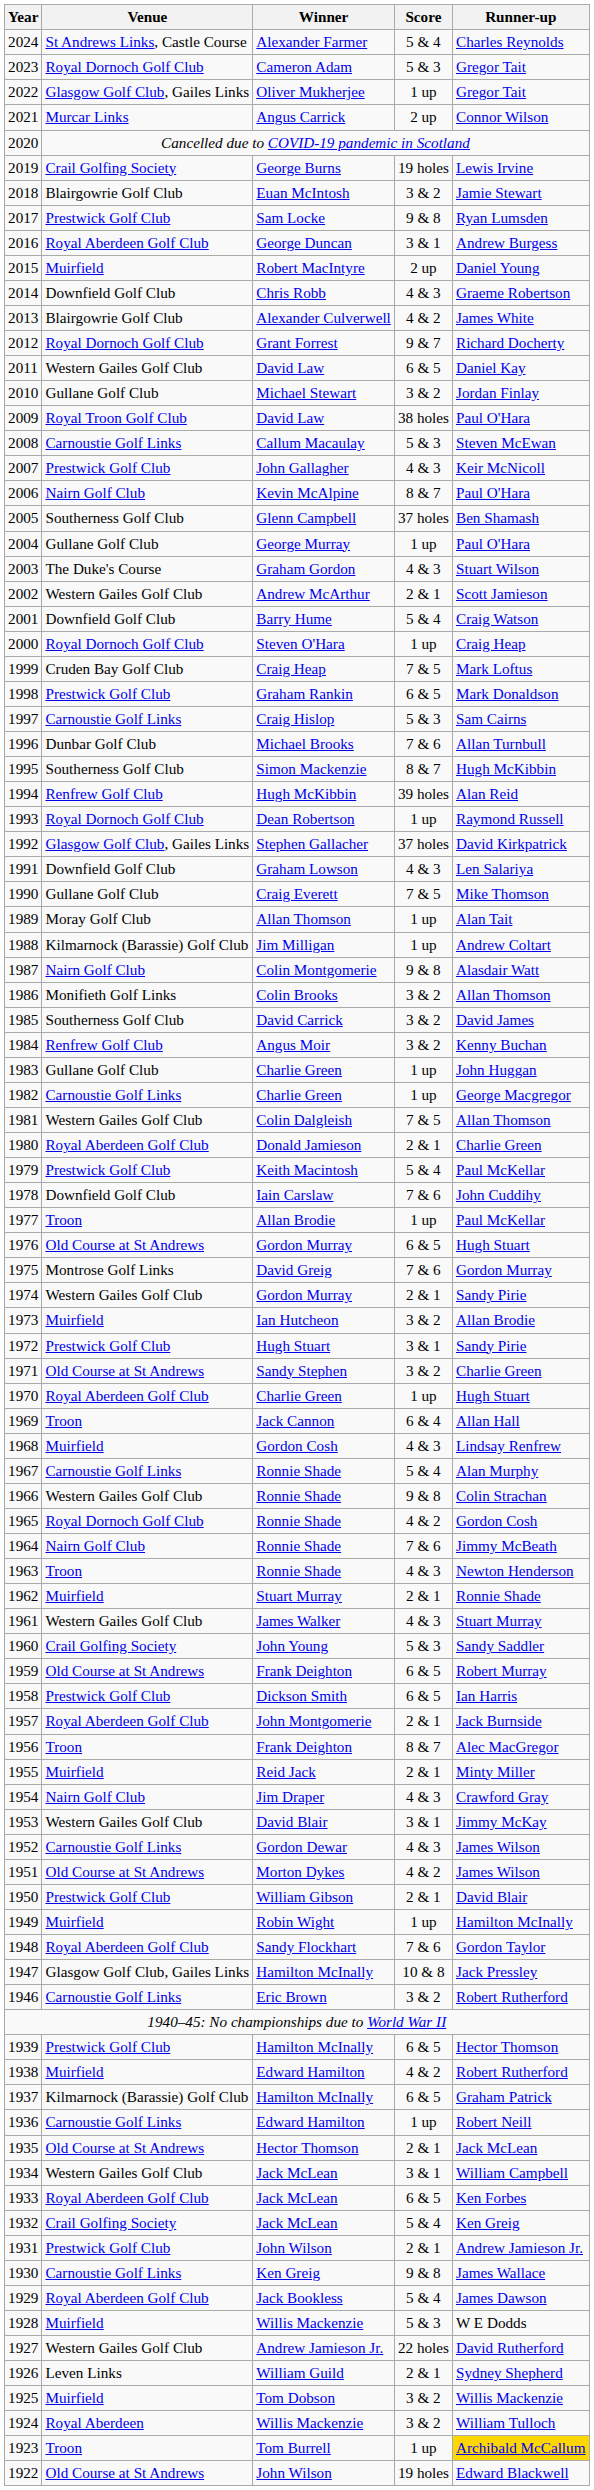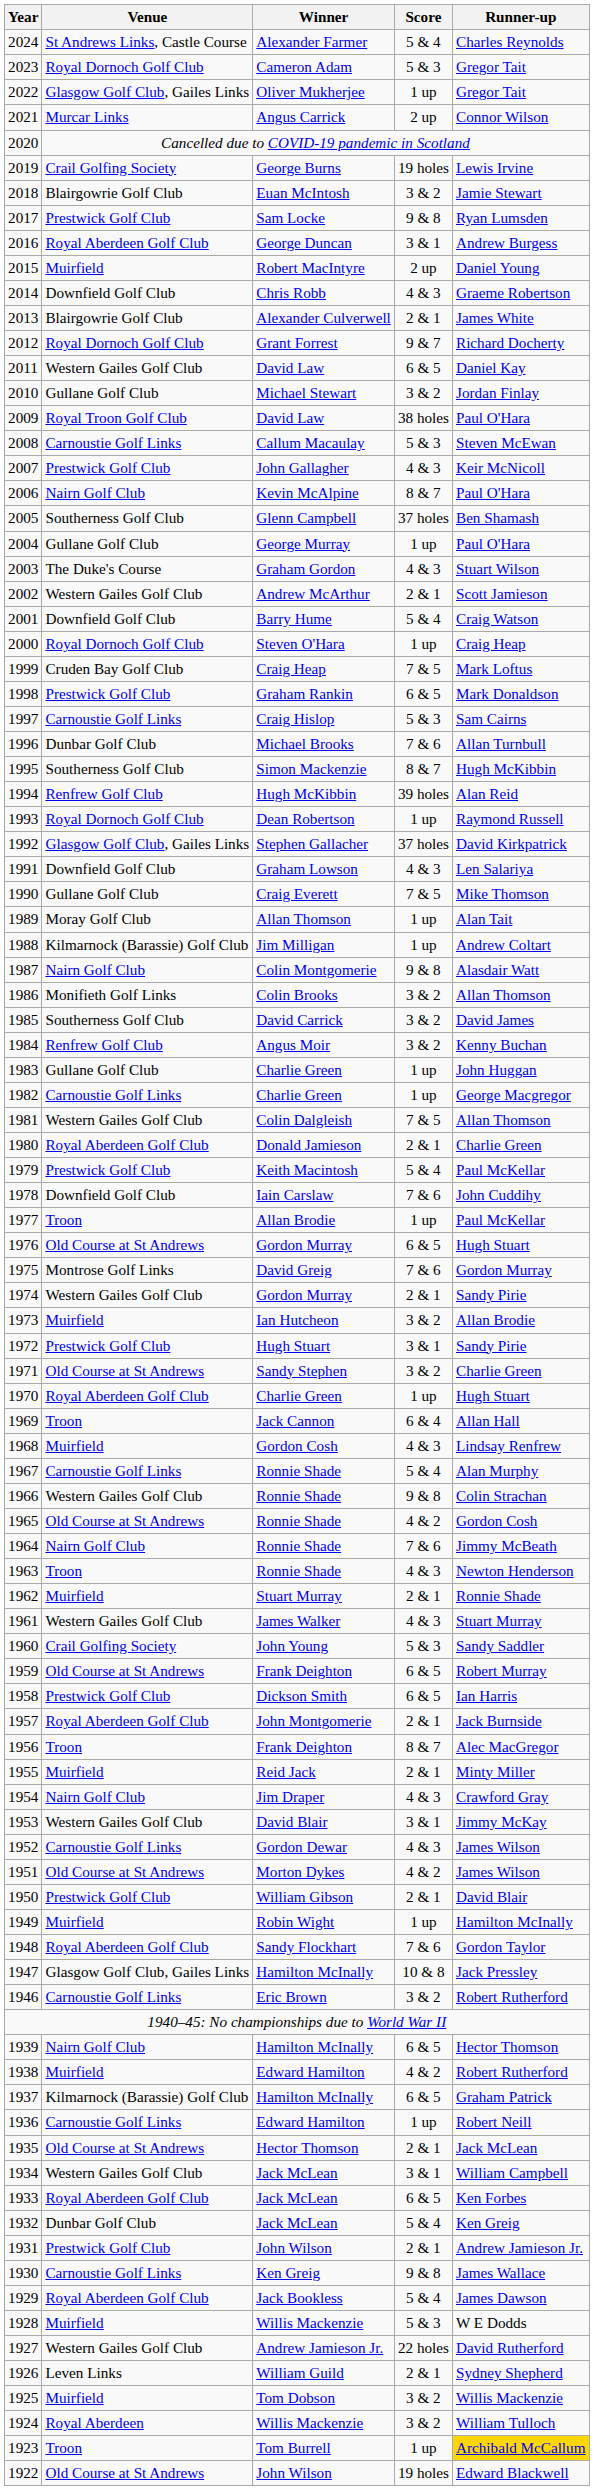(423, 317) 4 & 2 -> (423, 317) 2 & 1
(125, 1520) Royal Dornoch Golf Club -> (125, 1520) Old Course at St Andrews
(108, 2047) Prestwick Golf Club -> (95, 2047) Nairn Golf Club
(111, 2222) Crail Golfing Society -> (101, 2222) Dunbar Golf Club
